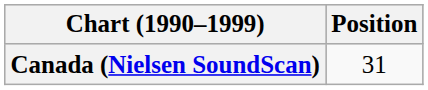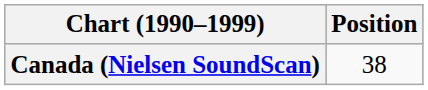(374, 63) 31 -> (374, 63) 38
